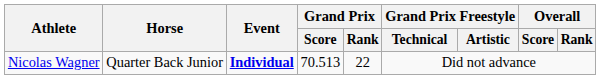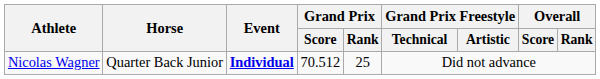(320, 62) 70.513 -> (320, 62) 70.512
(363, 62) 22 -> (363, 62) 25
